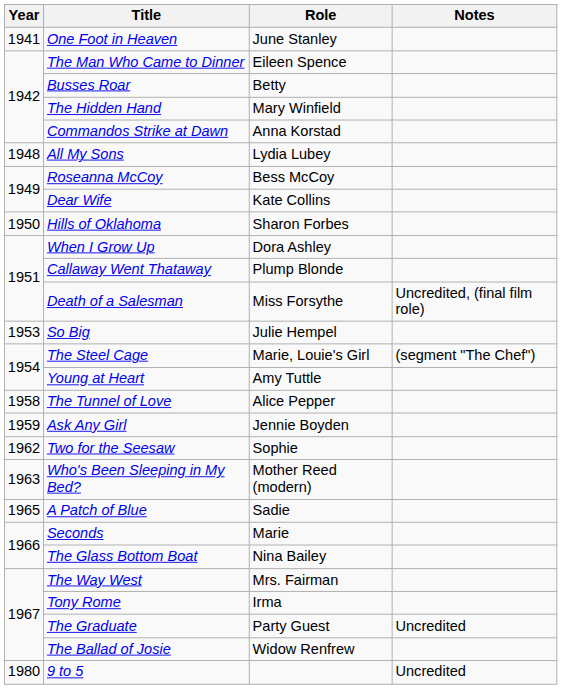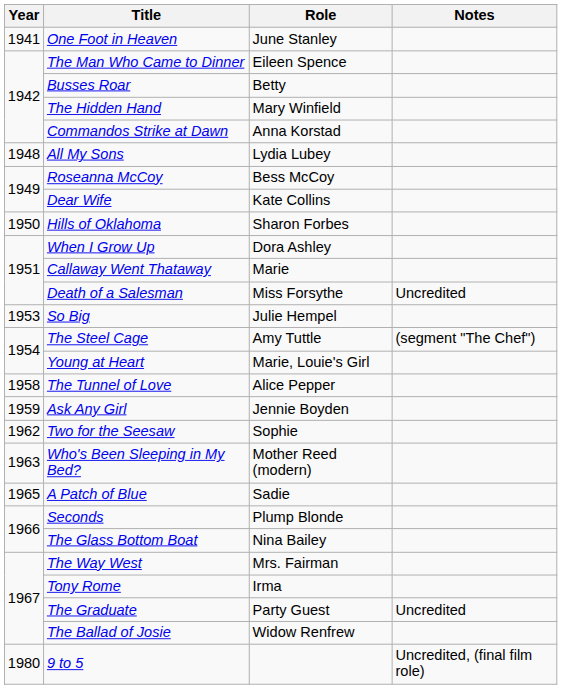(298, 270) Plump Blonde -> (271, 270) Marie
(464, 301) Uncredited, (final film role) -> (431, 293) Uncredited
(311, 355) Marie, Louie's Girl -> (287, 339) Amy Tuttle
(287, 378) Amy Tuttle -> (311, 362) Marie, Louie's Girl
(271, 533) Marie -> (298, 517) Plump Blonde
(431, 672) Uncredited -> (464, 664) Uncredited, (final film role)
